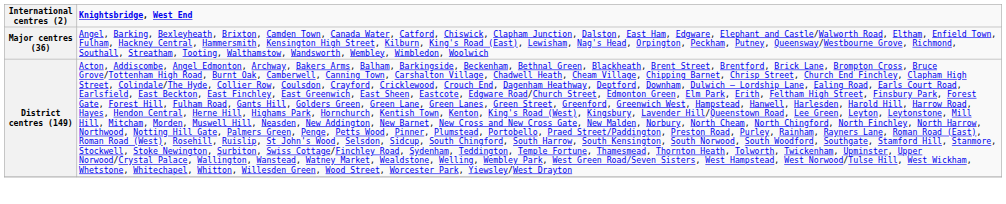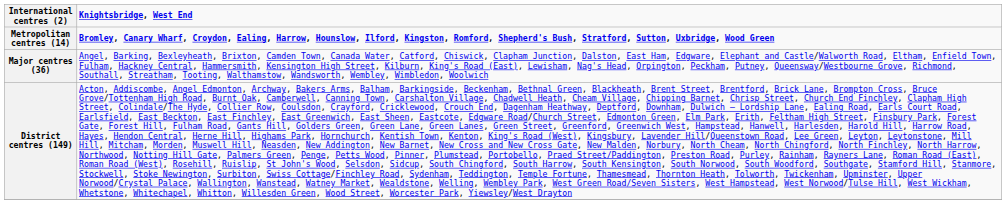+ row: (41, 39)
